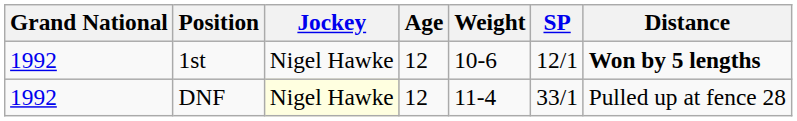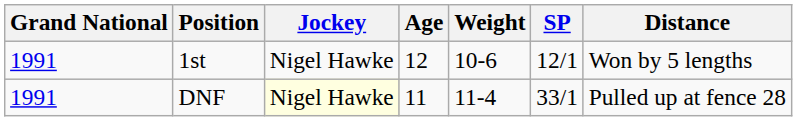(33, 60) 1992 -> (33, 60) 1991
(675, 60) bold -> (670, 60) normal
(33, 97) 1992 -> (33, 97) 1991
(416, 97) 12 -> (416, 97) 11
